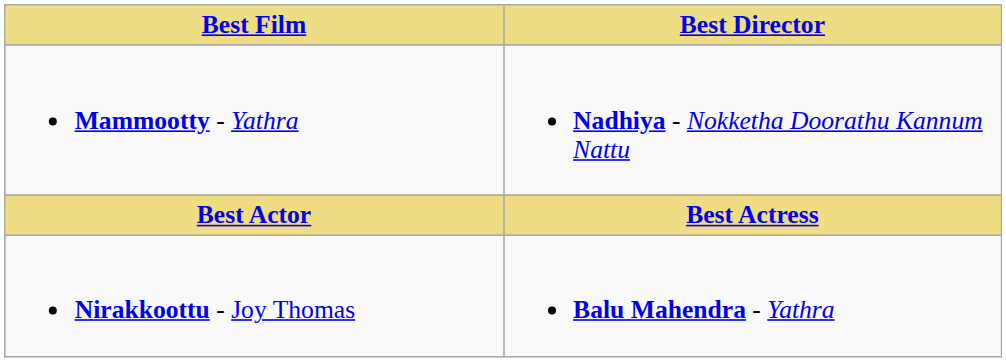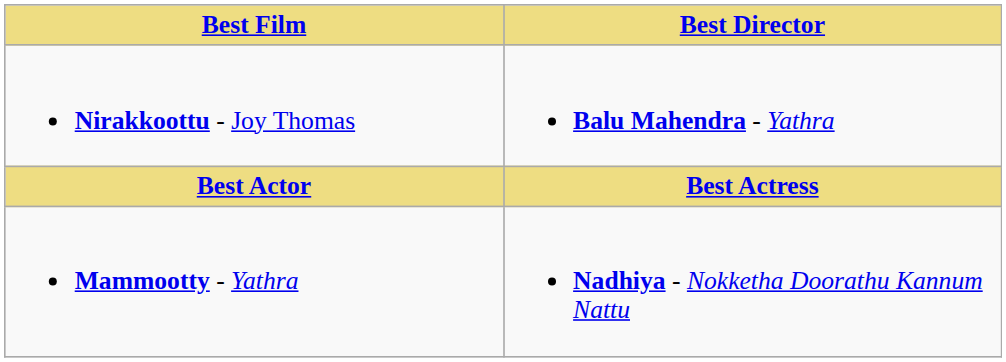rows swapped: (254, 310) <-> (254, 120)
